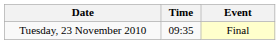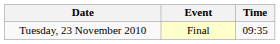columns swapped: (181, 13) <-> (238, 13)
